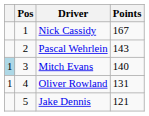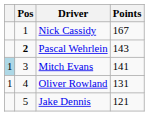(25, 48) normal -> (25, 48) bold
(121, 66) 140 -> (121, 66) 141
